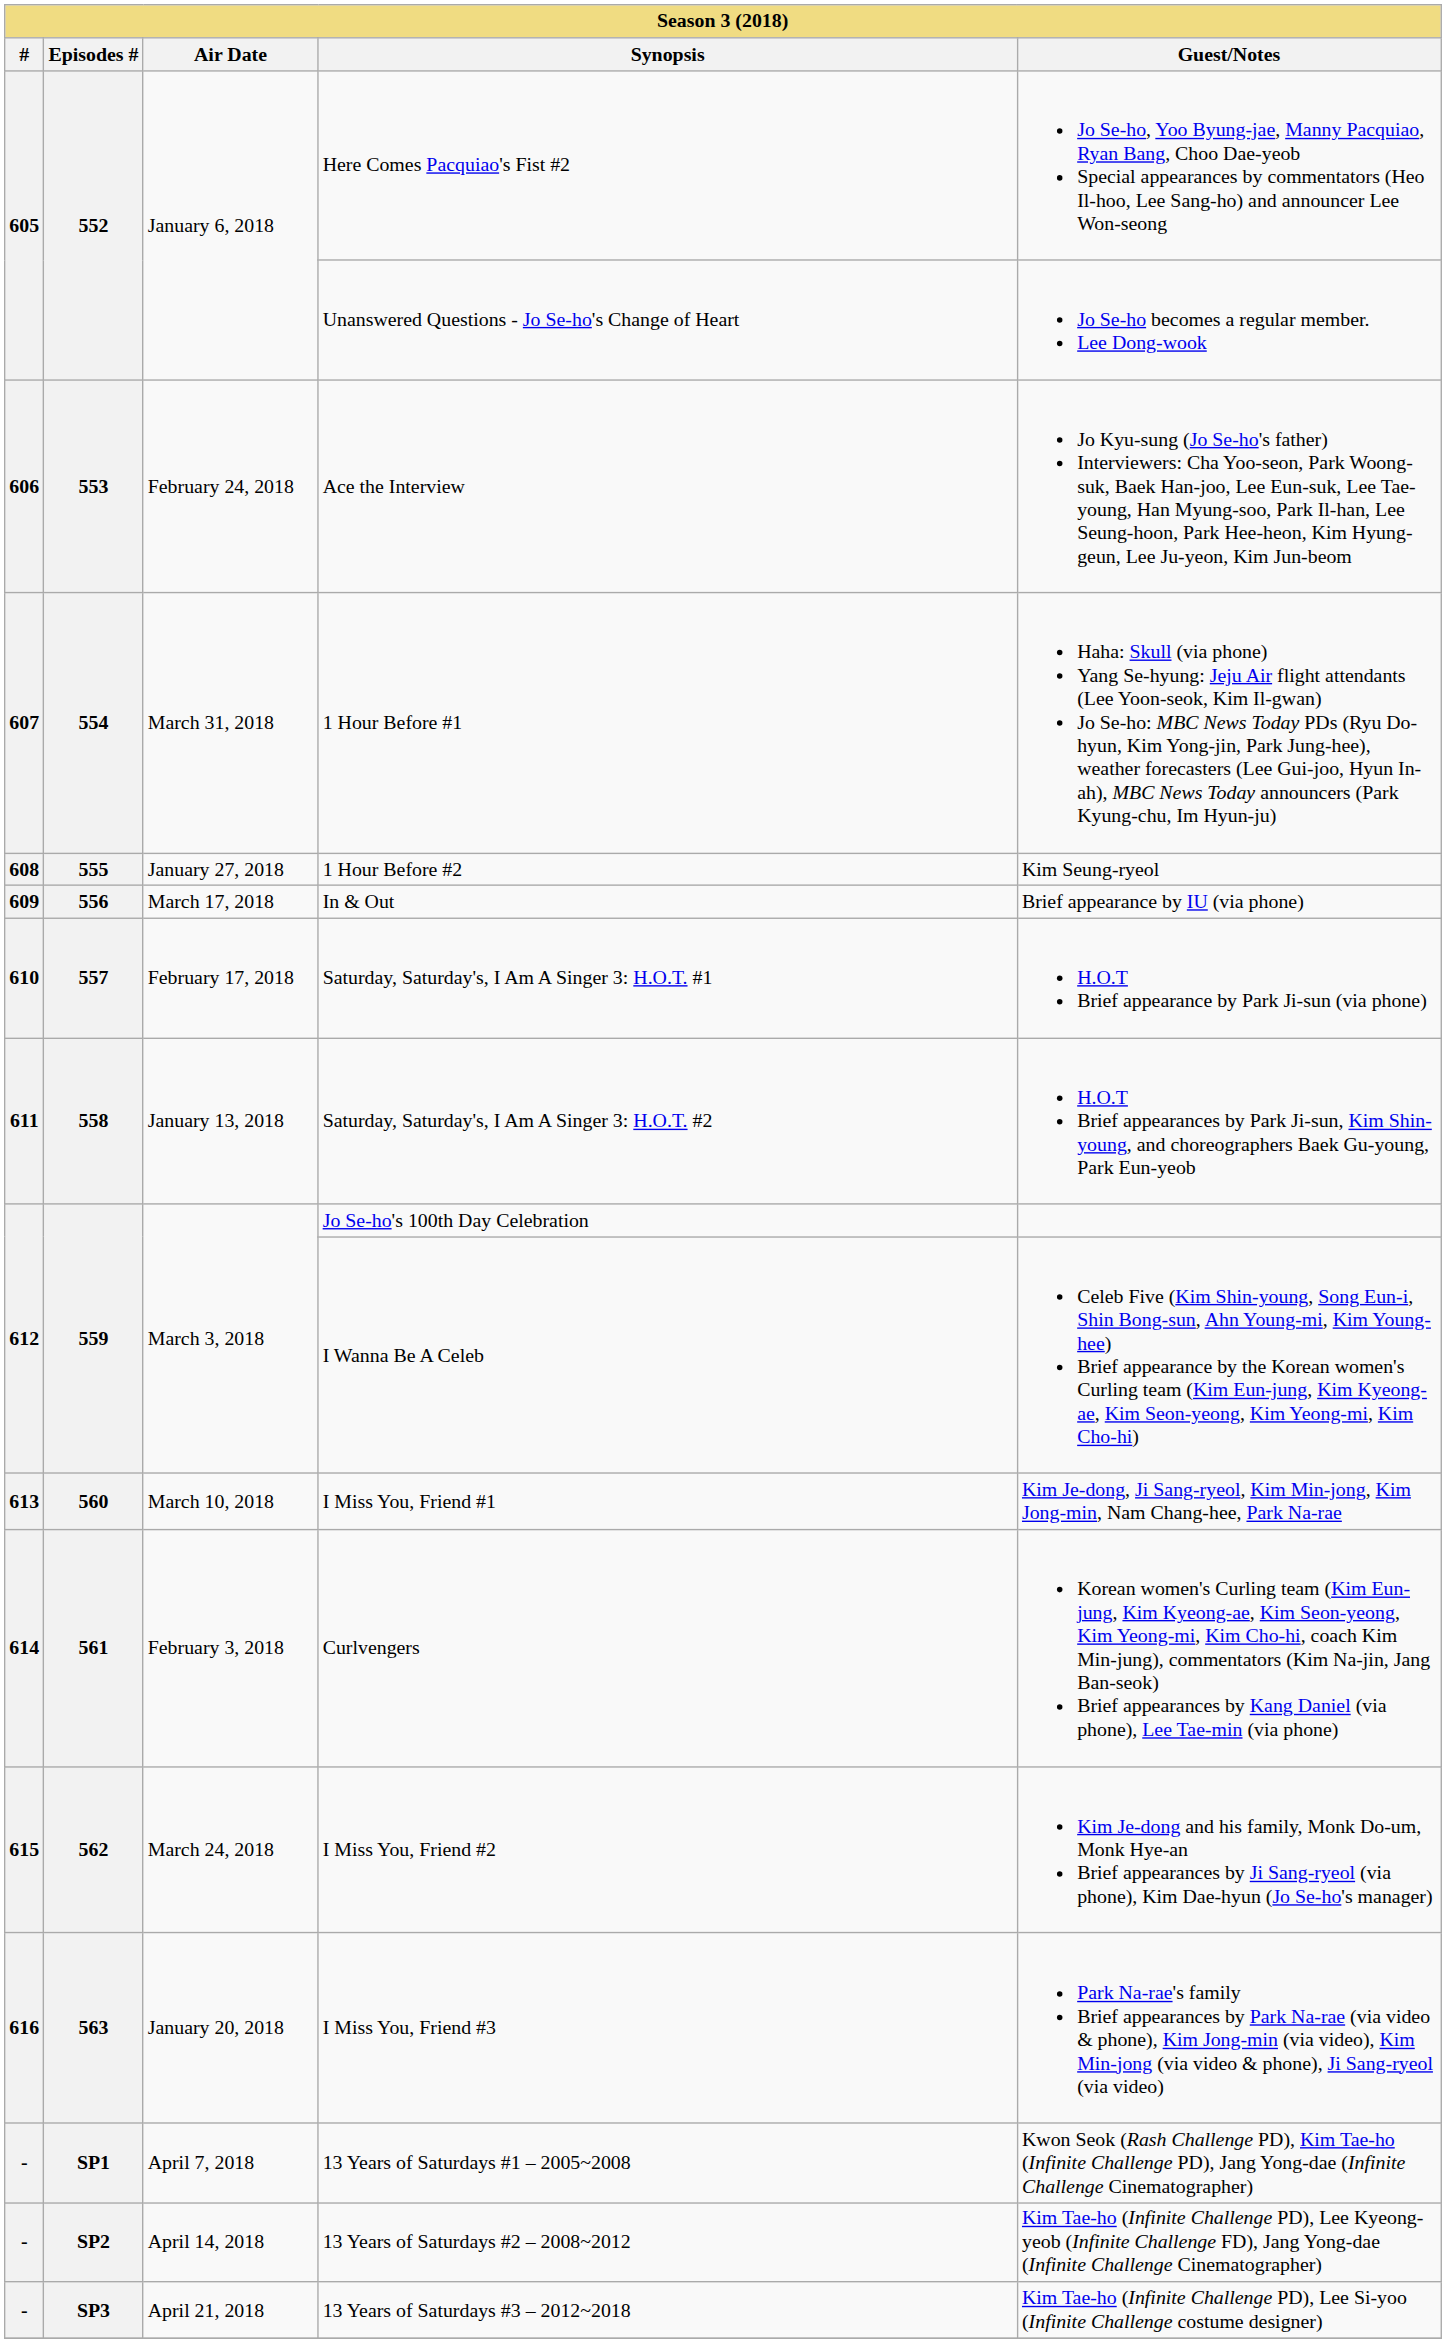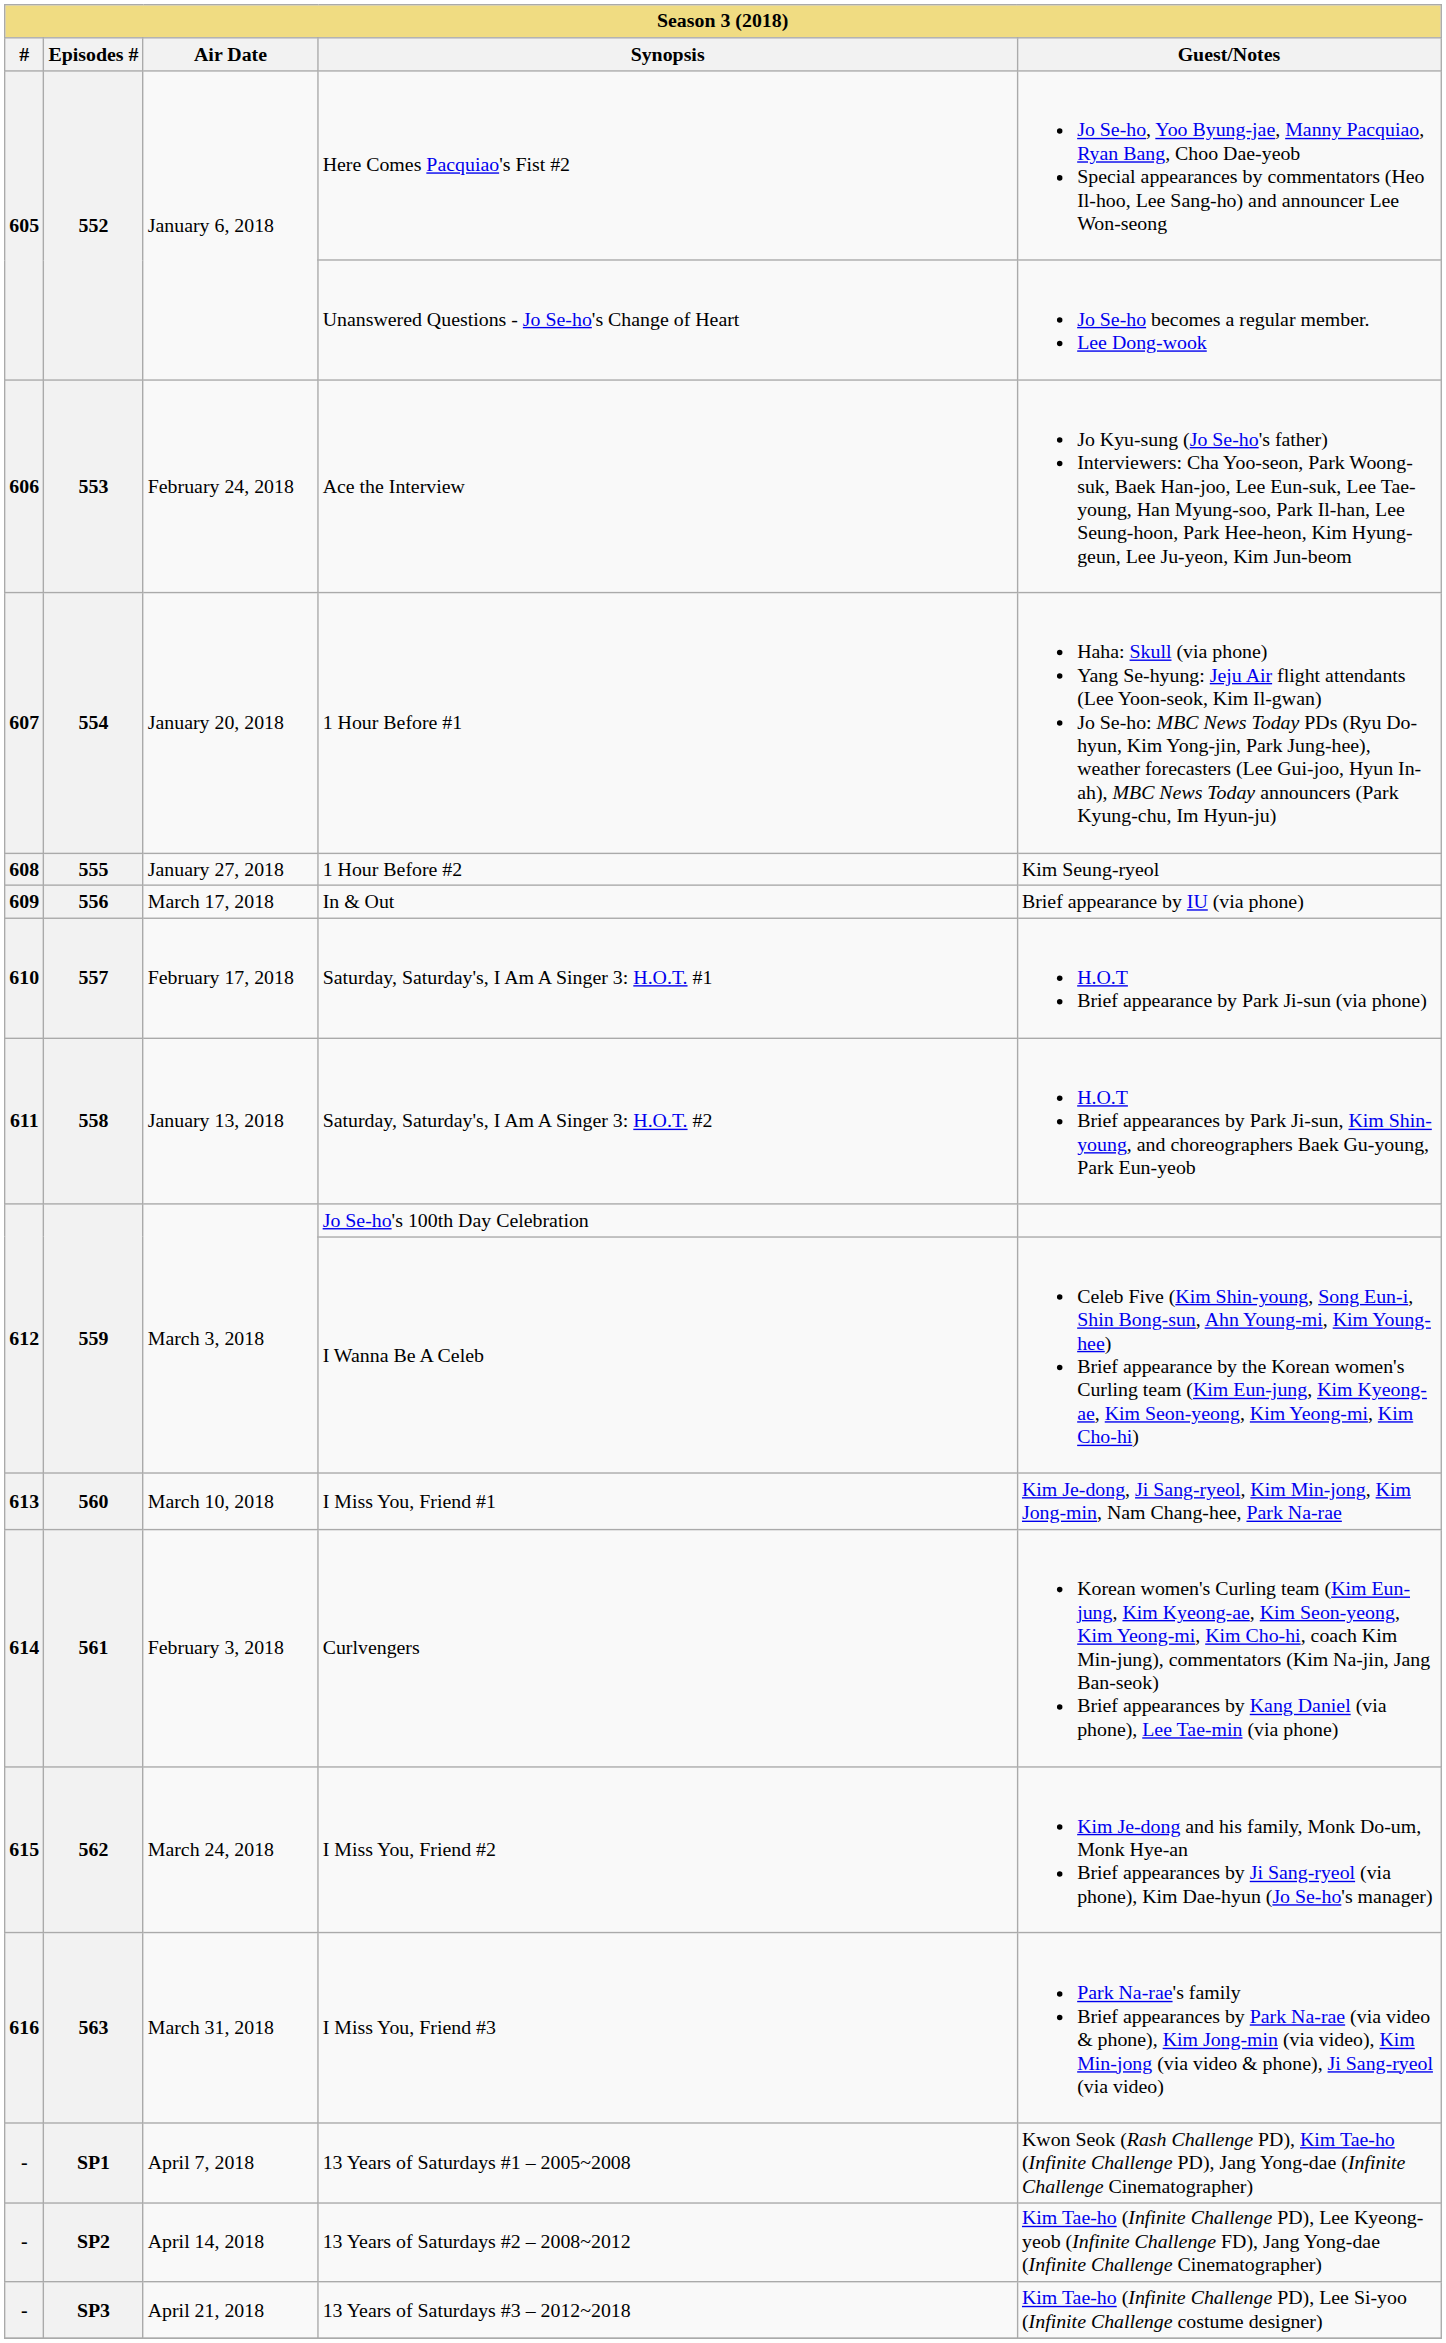(211, 722) March 31, 2018 -> (216, 722) January 20, 2018
(216, 2028) January 20, 2018 -> (211, 2028) March 31, 2018
